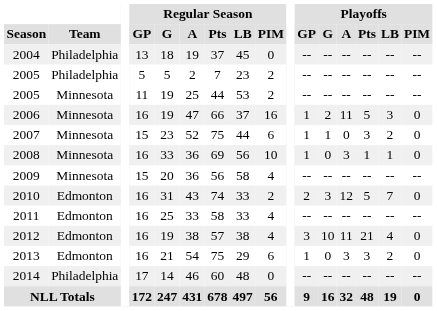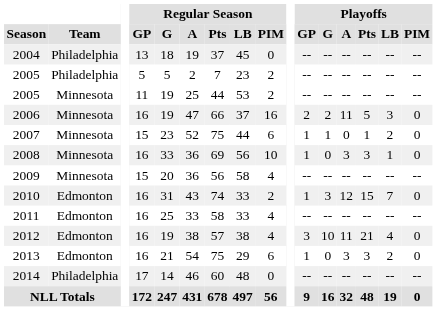(307, 114) 1 -> (307, 114) 2
(367, 135) 3 -> (367, 135) 1
(367, 155) 1 -> (367, 155) 3
(307, 195) 2 -> (307, 195) 1
(367, 195) 5 -> (367, 195) 15
